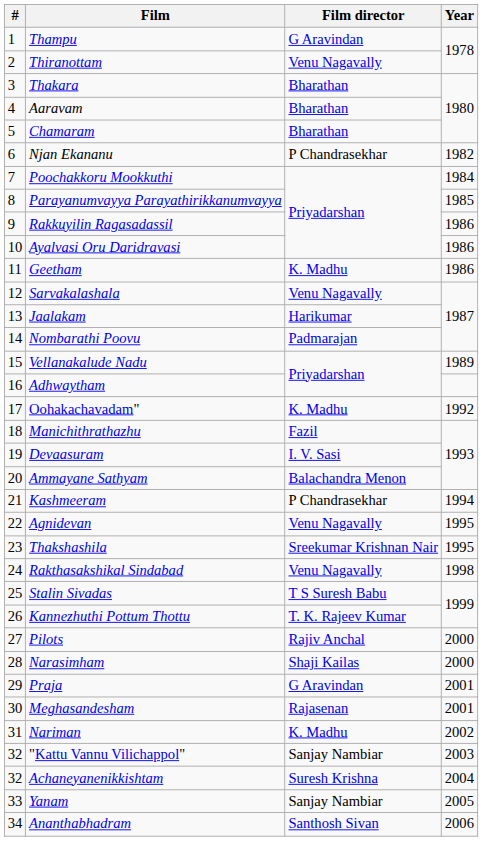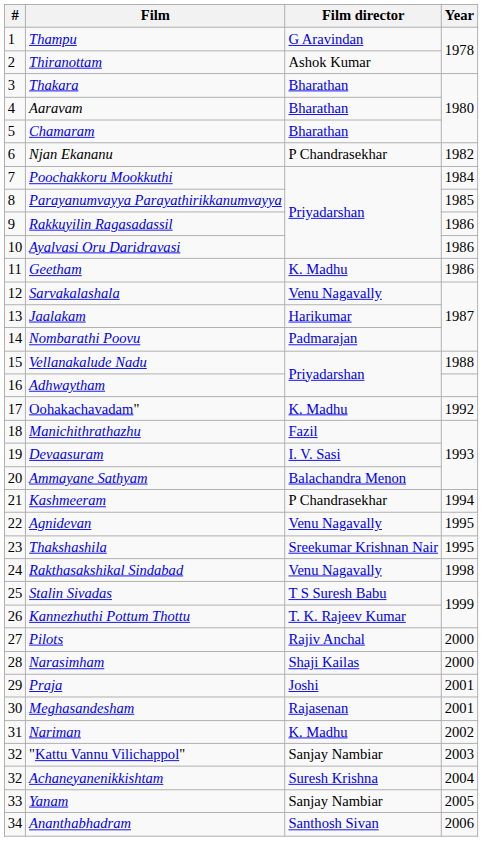(335, 62) Venu Nagavally -> (330, 62) Ashok Kumar
(459, 362) 1989 -> (459, 362) 1988
(326, 685) G Aravindan -> (303, 685) Joshi
